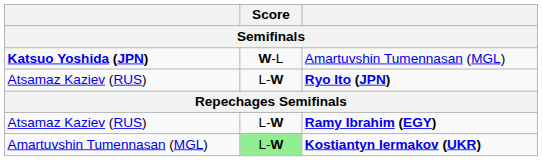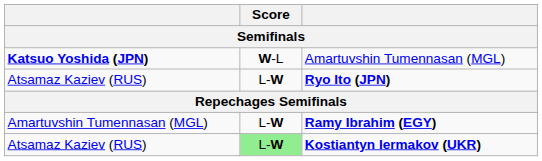(77, 123) Atsamaz Kaziev (RUS) -> (108, 123) Amartuvshin Tumennasan (MGL)
(108, 144) Amartuvshin Tumennasan (MGL) -> (77, 144) Atsamaz Kaziev (RUS)
